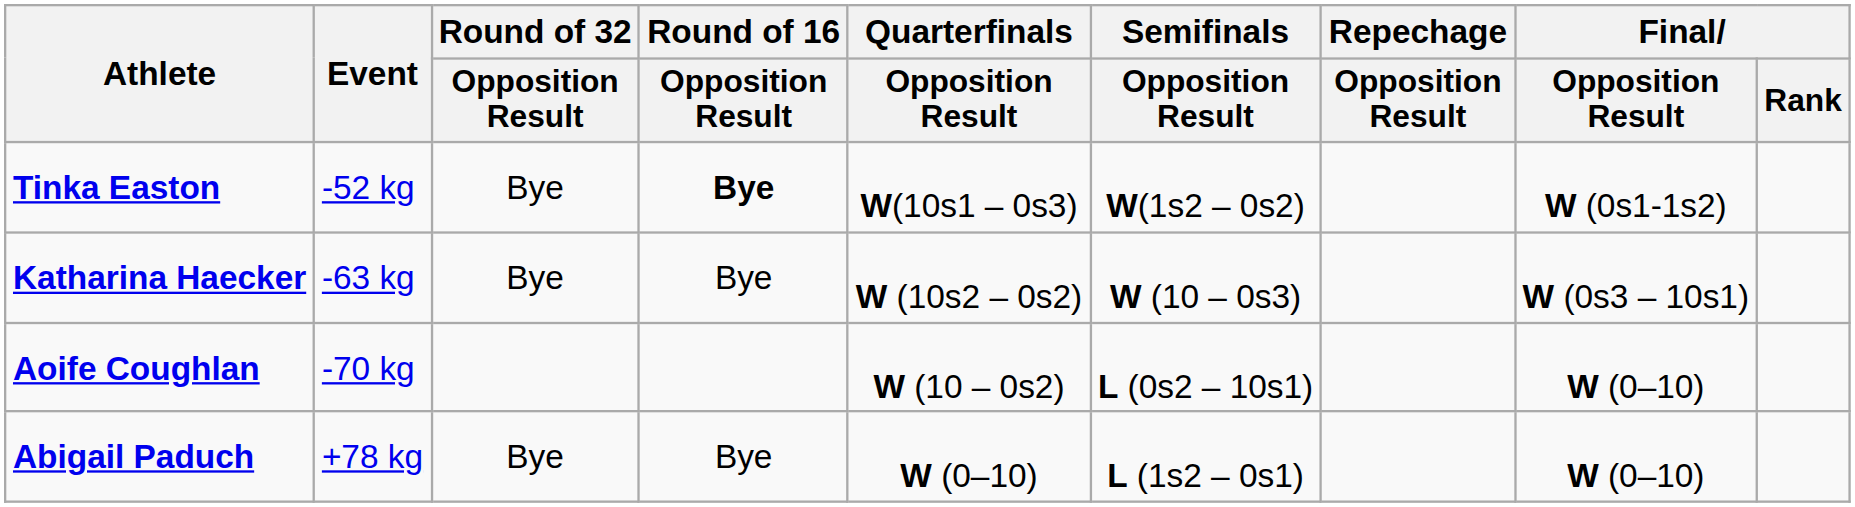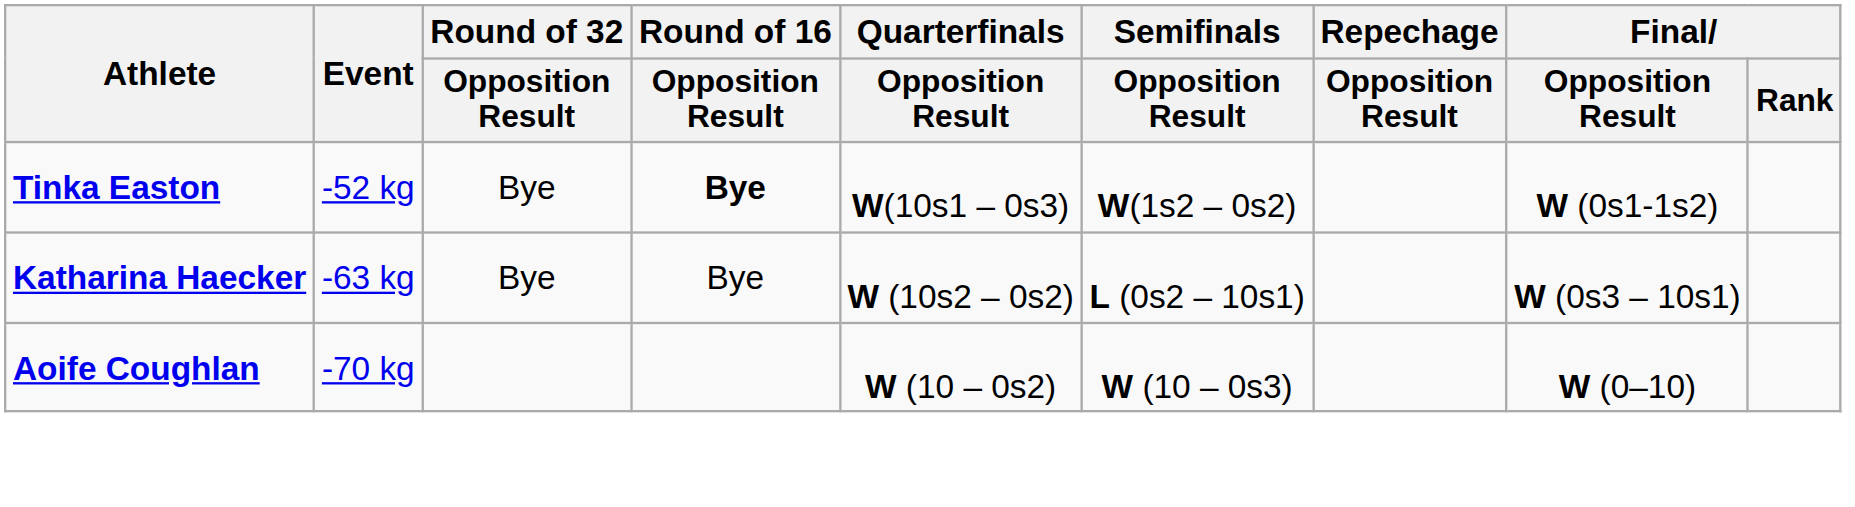(1206, 296) W (10 – 0s3) -> (1197, 296) L (0s2 – 10s1)
(1206, 386) L (0s2 – 10s1) -> (1197, 386) W (10 – 0s3)
- row: (134, 458)
